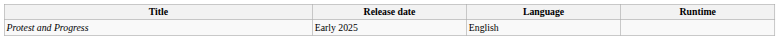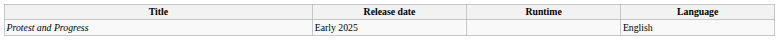columns swapped: (698, 12) <-> (544, 12)
